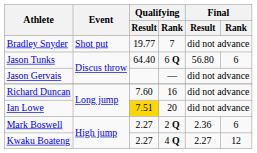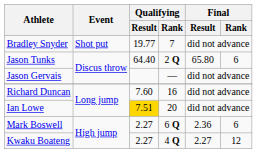(172, 60) 6 Q -> (172, 60) 2 Q
(203, 60) 56.80 -> (203, 60) 65.80
(172, 125) 2 Q -> (172, 125) 6 Q
